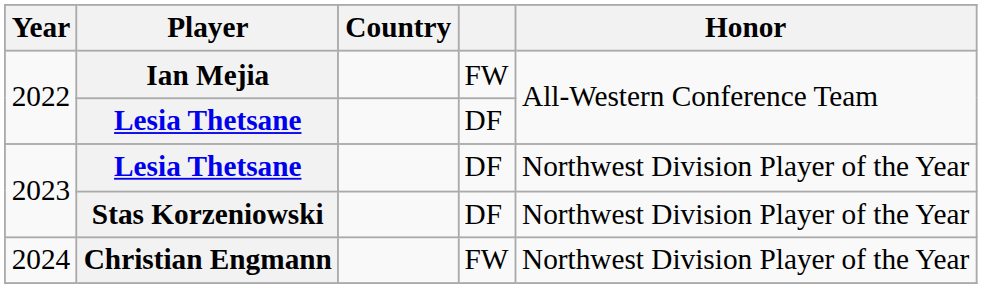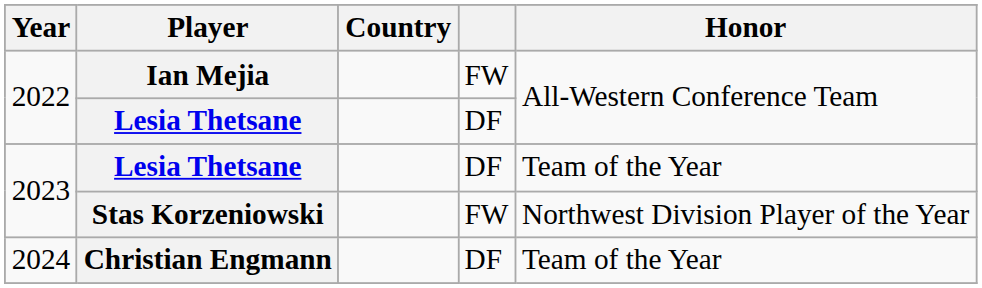(746, 167) Northwest Division Player of the Year -> (622, 167) Team of the Year
(483, 213) DF -> (487, 213) FW
(487, 259) FW -> (483, 259) DF
(746, 259) Northwest Division Player of the Year -> (622, 259) Team of the Year
